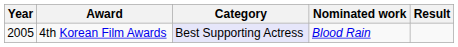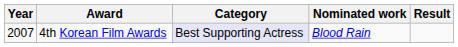(20, 33) 2005 -> (20, 33) 2007
